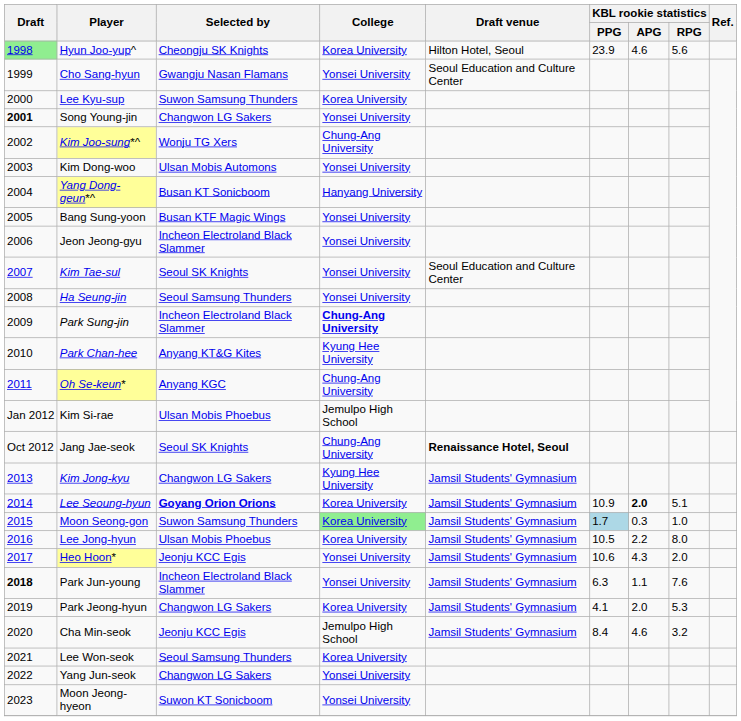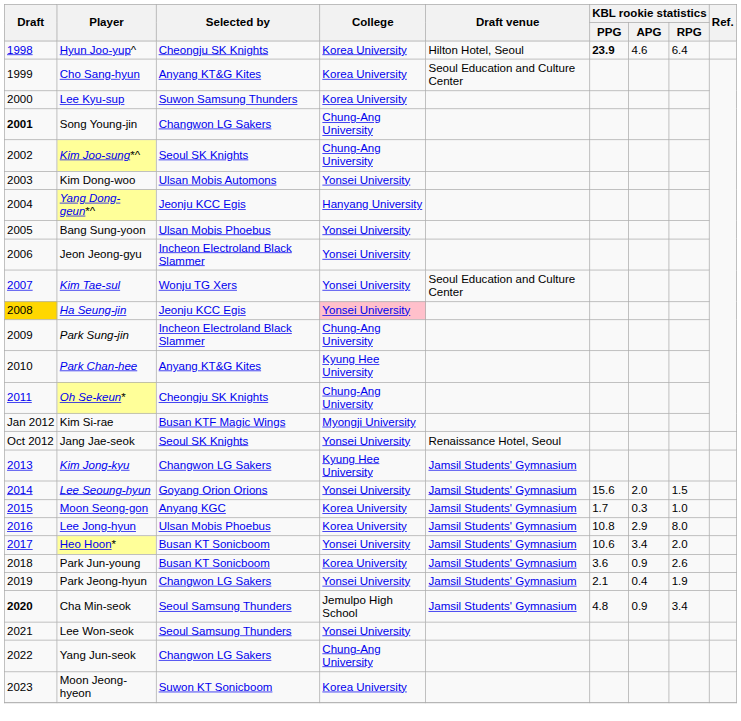(20, 50) lightgreen background -> (20, 50) no background
(603, 50) normal -> (603, 50) bold
(680, 50) 5.6 -> (680, 50) 6.4
(223, 74) Gwangju Nasan Flamans -> (210, 74) Anyang KT&G Kites
(366, 74) Yonsei University -> (365, 74) Korea University
(366, 117) Yonsei University -> (351, 124) Chung-Ang University
(198, 142) Wonju TG Xers -> (203, 155) Seoul SK Knights
(214, 192) Busan KT Sonicboom -> (202, 205) Jeonju KCC Egis
(222, 216) Busan KTF Magic Wings -> (215, 229) Ulsan Mobis Phoebus
(203, 272) Seoul SK Knights -> (198, 285) Wonju TG Xers
(20, 297) no background -> (20, 310) gold background
(225, 297) Seoul Samsung Thunders -> (202, 310) Jeonju KCC Egis
(366, 297) no background -> (366, 310) pink background
(354, 322) bold -> (351, 335) normal
(192, 384) Anyang KGC -> (213, 397) Cheongju SK Knights
(215, 416) Ulsan Mobis Phoebus -> (222, 422) Busan KTF Magic Wings
(358, 416) Jemulpo High School -> (369, 422) Myongji University
(351, 447) Chung-Ang University -> (366, 440) Yonsei University
(499, 447) bold -> (495, 440) normal
(217, 503) bold -> (213, 490) normal
(365, 503) Korea University -> (366, 490) Yonsei University
(603, 503) 10.9 -> (603, 490) 15.6
(640, 503) bold -> (640, 490) normal
(680, 503) 5.1 -> (680, 490) 1.5
(228, 521) Suwon Samsung Thunders -> (192, 508) Anyang KGC
(365, 521) lightgreen background -> (365, 508) no background
(600, 521) lightblue background -> (600, 508) no background
(603, 539) 10.5 -> (603, 526) 10.8
(640, 539) 2.2 -> (640, 526) 2.9
(202, 558) Jeonju KCC Egis -> (214, 545) Busan KT Sonicboom
(640, 558) 4.3 -> (640, 545) 3.4
(20, 582) bold -> (20, 563) normal
(225, 582) Incheon Electroland Black Slammer -> (214, 563) Busan KT Sonicboom
(366, 582) Yonsei University -> (365, 563) Korea University
(600, 582) 6.3 -> (600, 563) 3.6
(640, 582) 1.1 -> (640, 563) 0.9
(680, 582) 7.6 -> (680, 563) 2.6
(365, 607) Korea University -> (366, 581) Yonsei University
(600, 607) 4.1 -> (600, 581) 2.1
(640, 607) 2.0 -> (640, 581) 0.4
(680, 607) 5.3 -> (680, 581) 1.9
(20, 632) normal -> (20, 606) bold
(202, 632) Jeonju KCC Egis -> (225, 606) Seoul Samsung Thunders
(600, 632) 8.4 -> (600, 606) 4.8
(640, 632) 4.6 -> (640, 606) 0.9
(680, 632) 3.2 -> (680, 606) 3.4
(365, 657) Korea University -> (366, 631) Yonsei University
(366, 675) Yonsei University -> (351, 655) Chung-Ang University
(366, 700) Yonsei University -> (365, 687) Korea University
